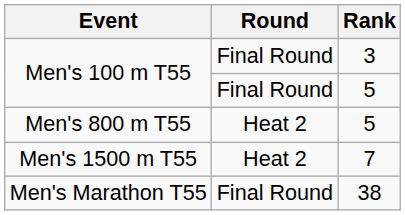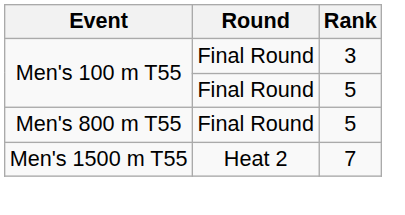(275, 124) Heat 2 -> (256, 124) Final Round
- row: (108, 192)
